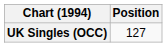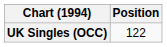(136, 32) 127 -> (136, 32) 122
